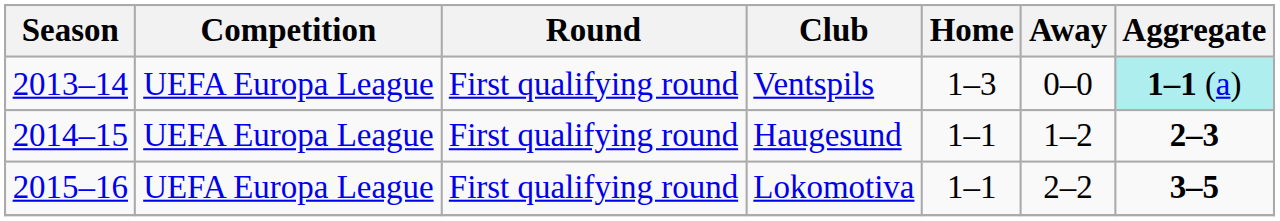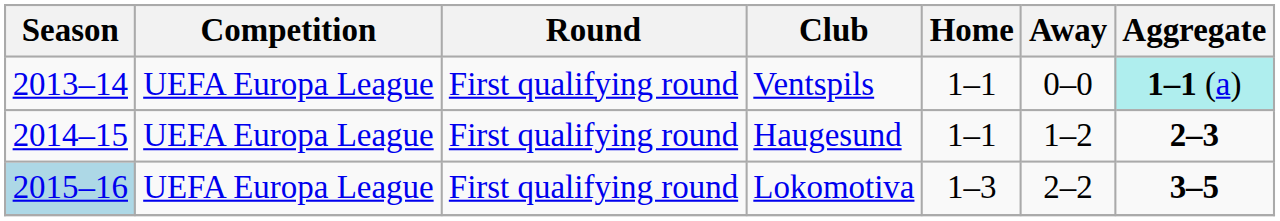(972, 82) 1–3 -> (972, 82) 1–1
(70, 187) no background -> (70, 187) lightblue background
(972, 187) 1–1 -> (972, 187) 1–3
